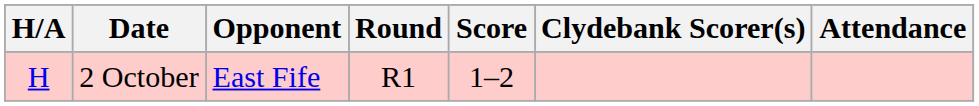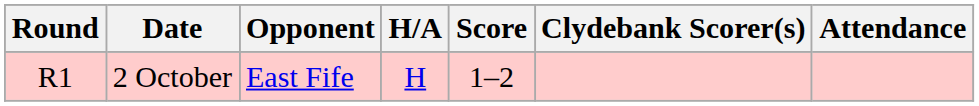columns swapped: (399, 28) <-> (39, 28)
